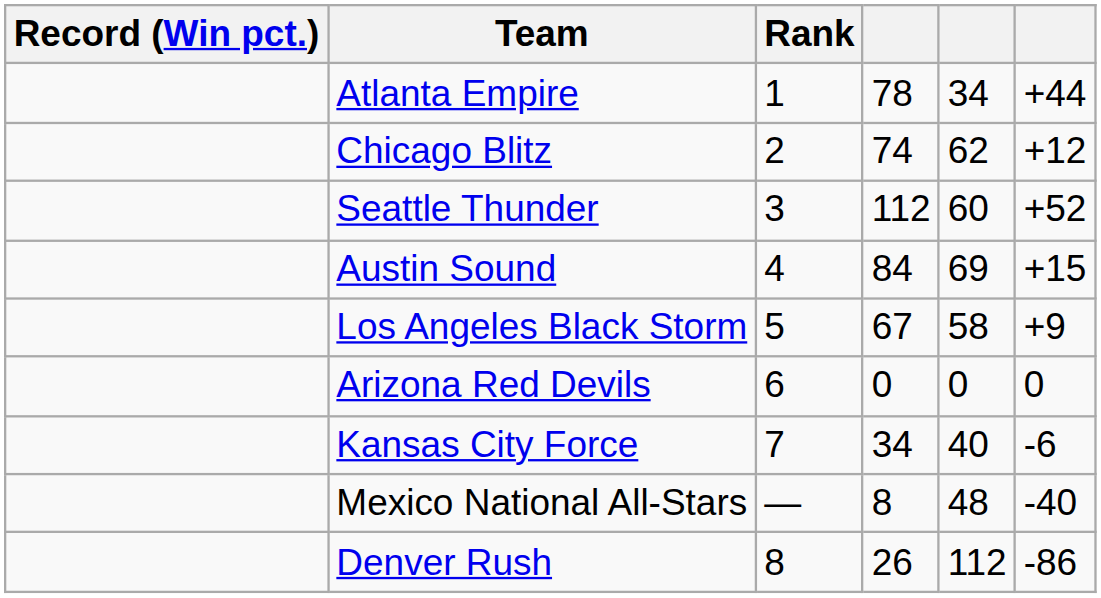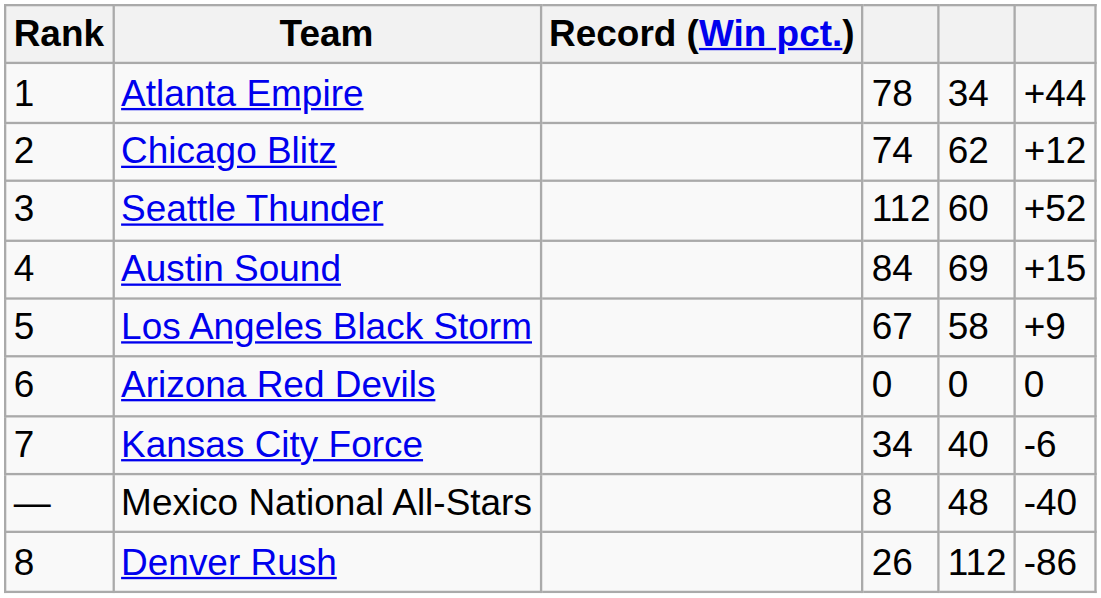columns swapped: (809, 33) <-> (166, 33)
